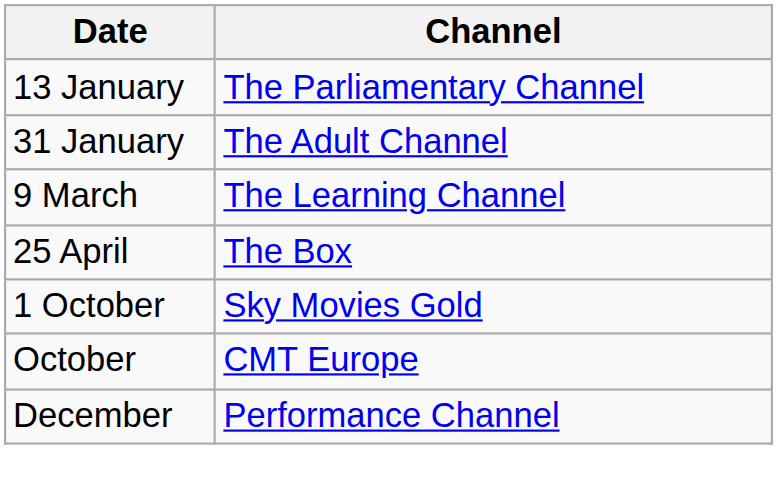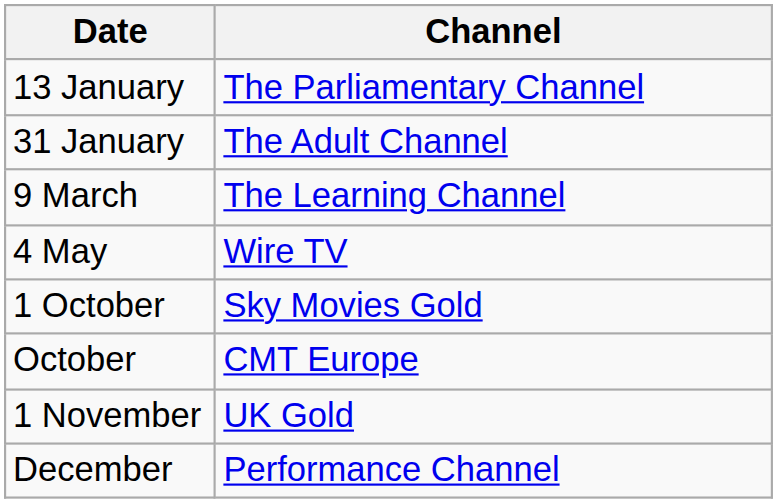- row: (71, 251)
+ row: (60, 251)
+ row: (107, 415)
